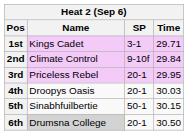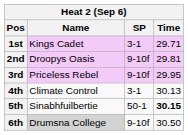(64, 59) Climate Control -> (62, 59) Droopys Oasis
(169, 59) 29.84 -> (169, 59) 29.81
(137, 75) 20-1 -> (138, 75) 9-10f
(62, 91) Droopys Oasis -> (64, 91) Climate Control
(137, 91) 20-1 -> (134, 91) 3-1
(169, 91) 30.03 -> (169, 91) 30.13
(169, 106) normal -> (169, 106) bold
(137, 122) 20-1 -> (138, 122) 9-10f
